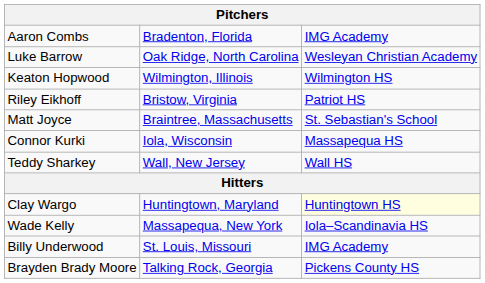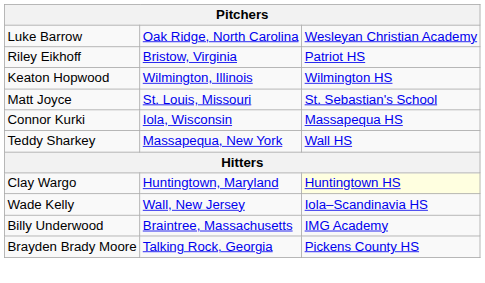- row: (48, 36)
rows swapped: (44, 99) <-> (58, 78)
(218, 120) Braintree, Massachusetts -> (197, 99) St. Louis, Missouri
(194, 162) Wall, New Jersey -> (213, 141) Massapequa, New York
(213, 225) Massapequa, New York -> (194, 204) Wall, New Jersey
(197, 246) St. Louis, Missouri -> (218, 225) Braintree, Massachusetts
